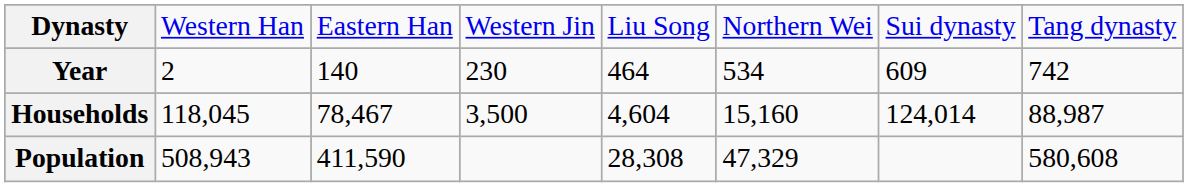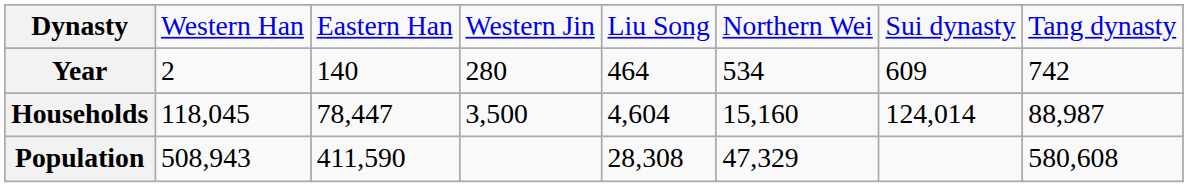(486, 70) 230 -> (486, 70) 280
(355, 114) 78,467 -> (355, 114) 78,447
